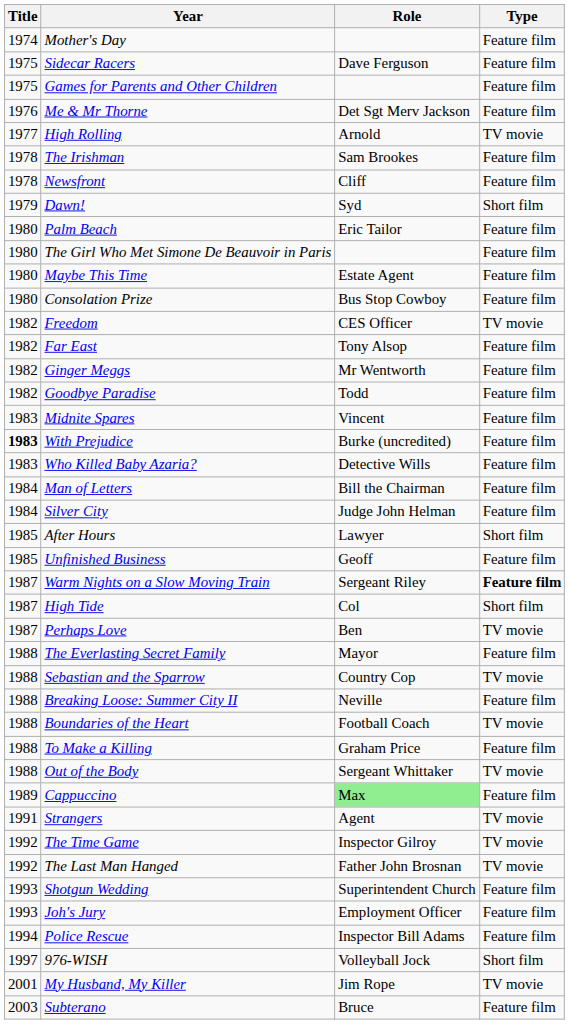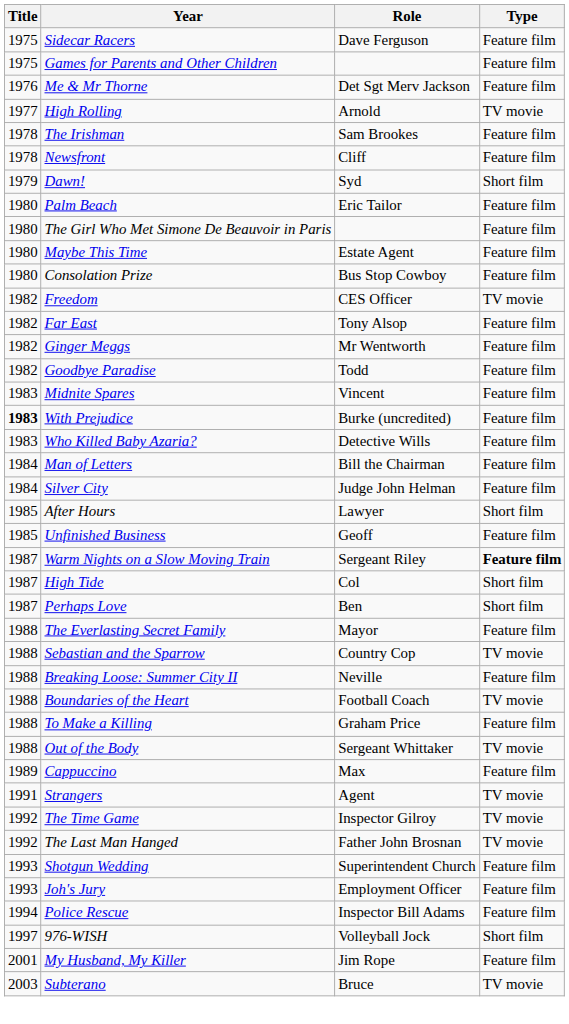- row: (85, 39)
(513, 629) TV movie -> (513, 606) Short film
(352, 795) lightgreen background -> (352, 771) no background
(513, 983) TV movie -> (519, 960) Feature film
(519, 1007) Feature film -> (513, 983) TV movie
